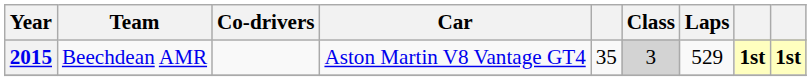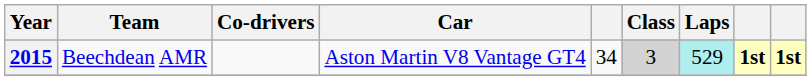(606, 57) 35 -> (606, 57) 34
(707, 57) no background -> (707, 57) paleturquoise background
